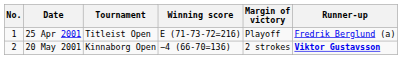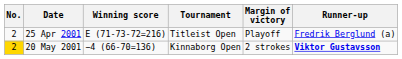columns swapped: (121, 16) <-> (200, 16)
(14, 35) 1 -> (14, 35) 2
(14, 48) no background -> (14, 48) gold background
